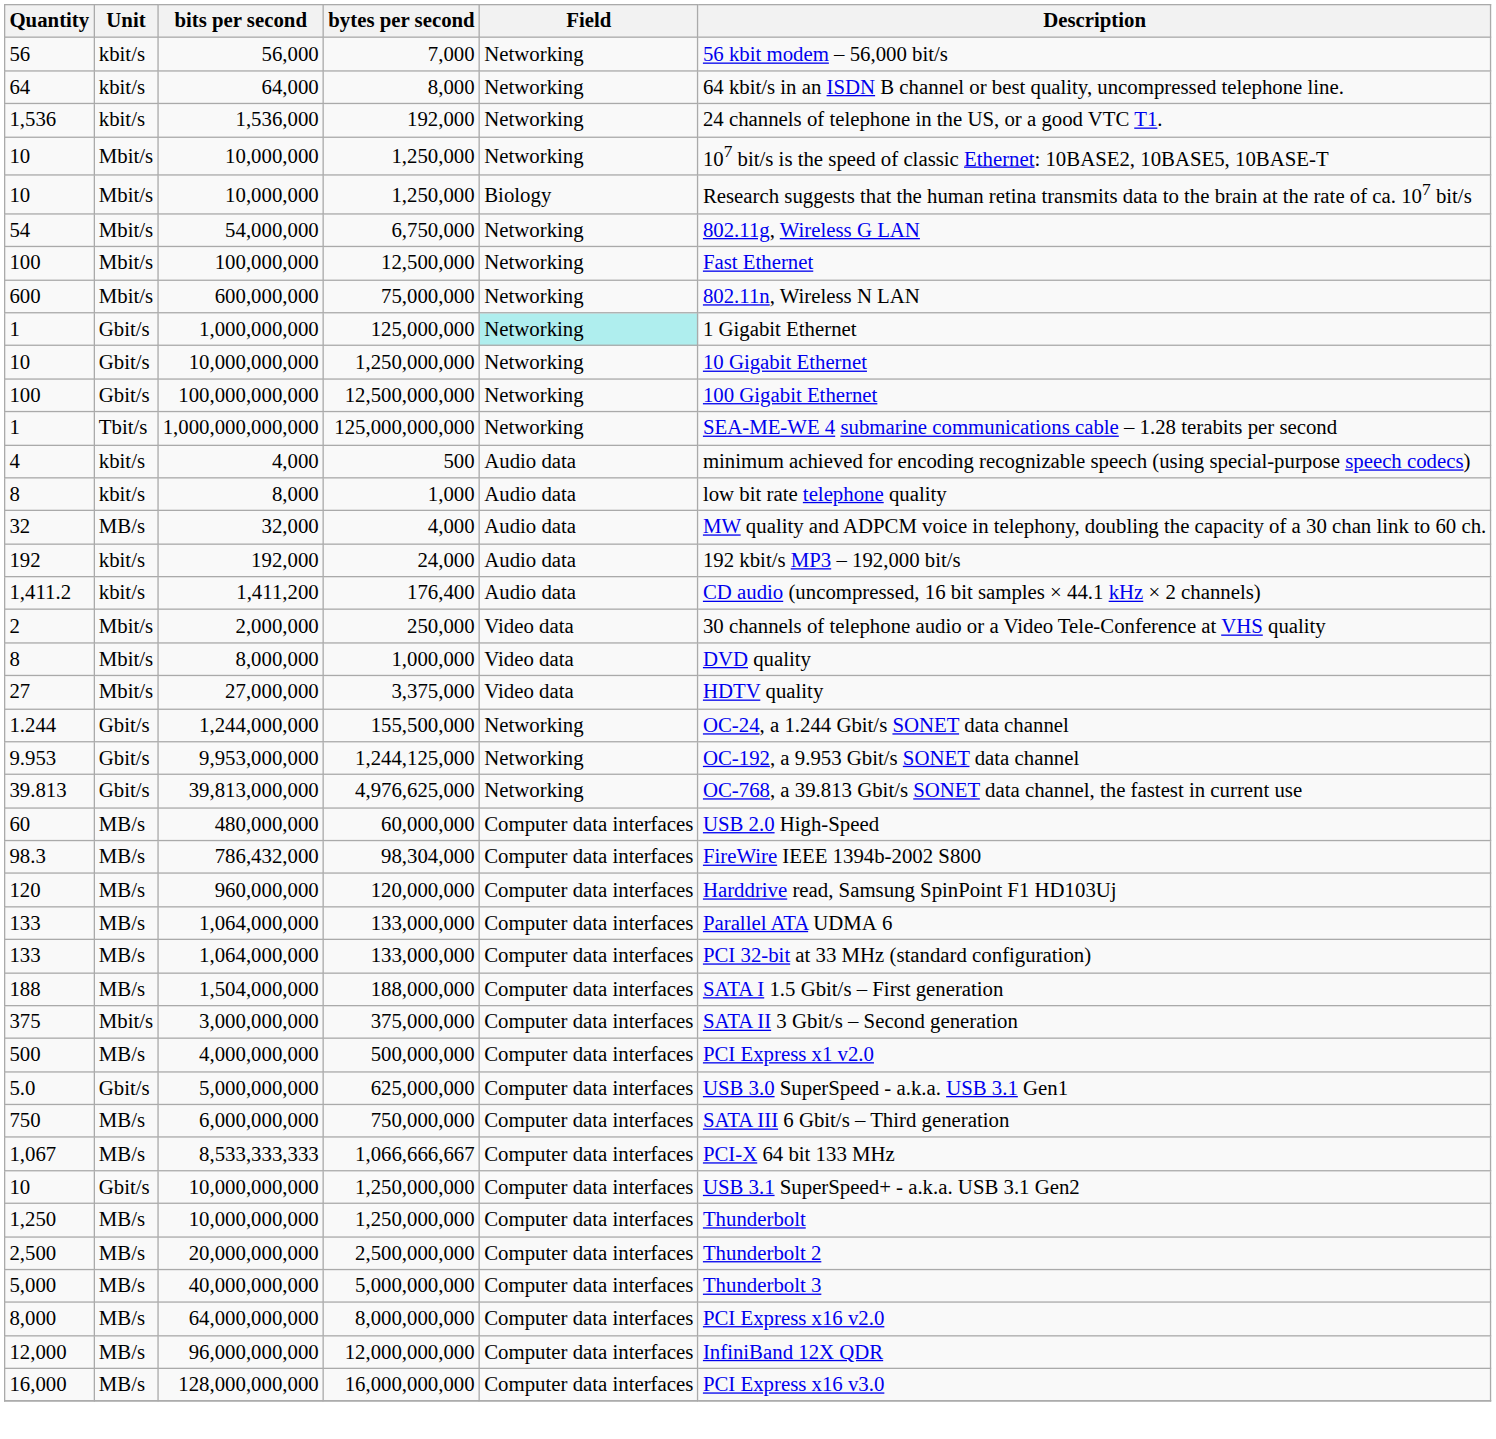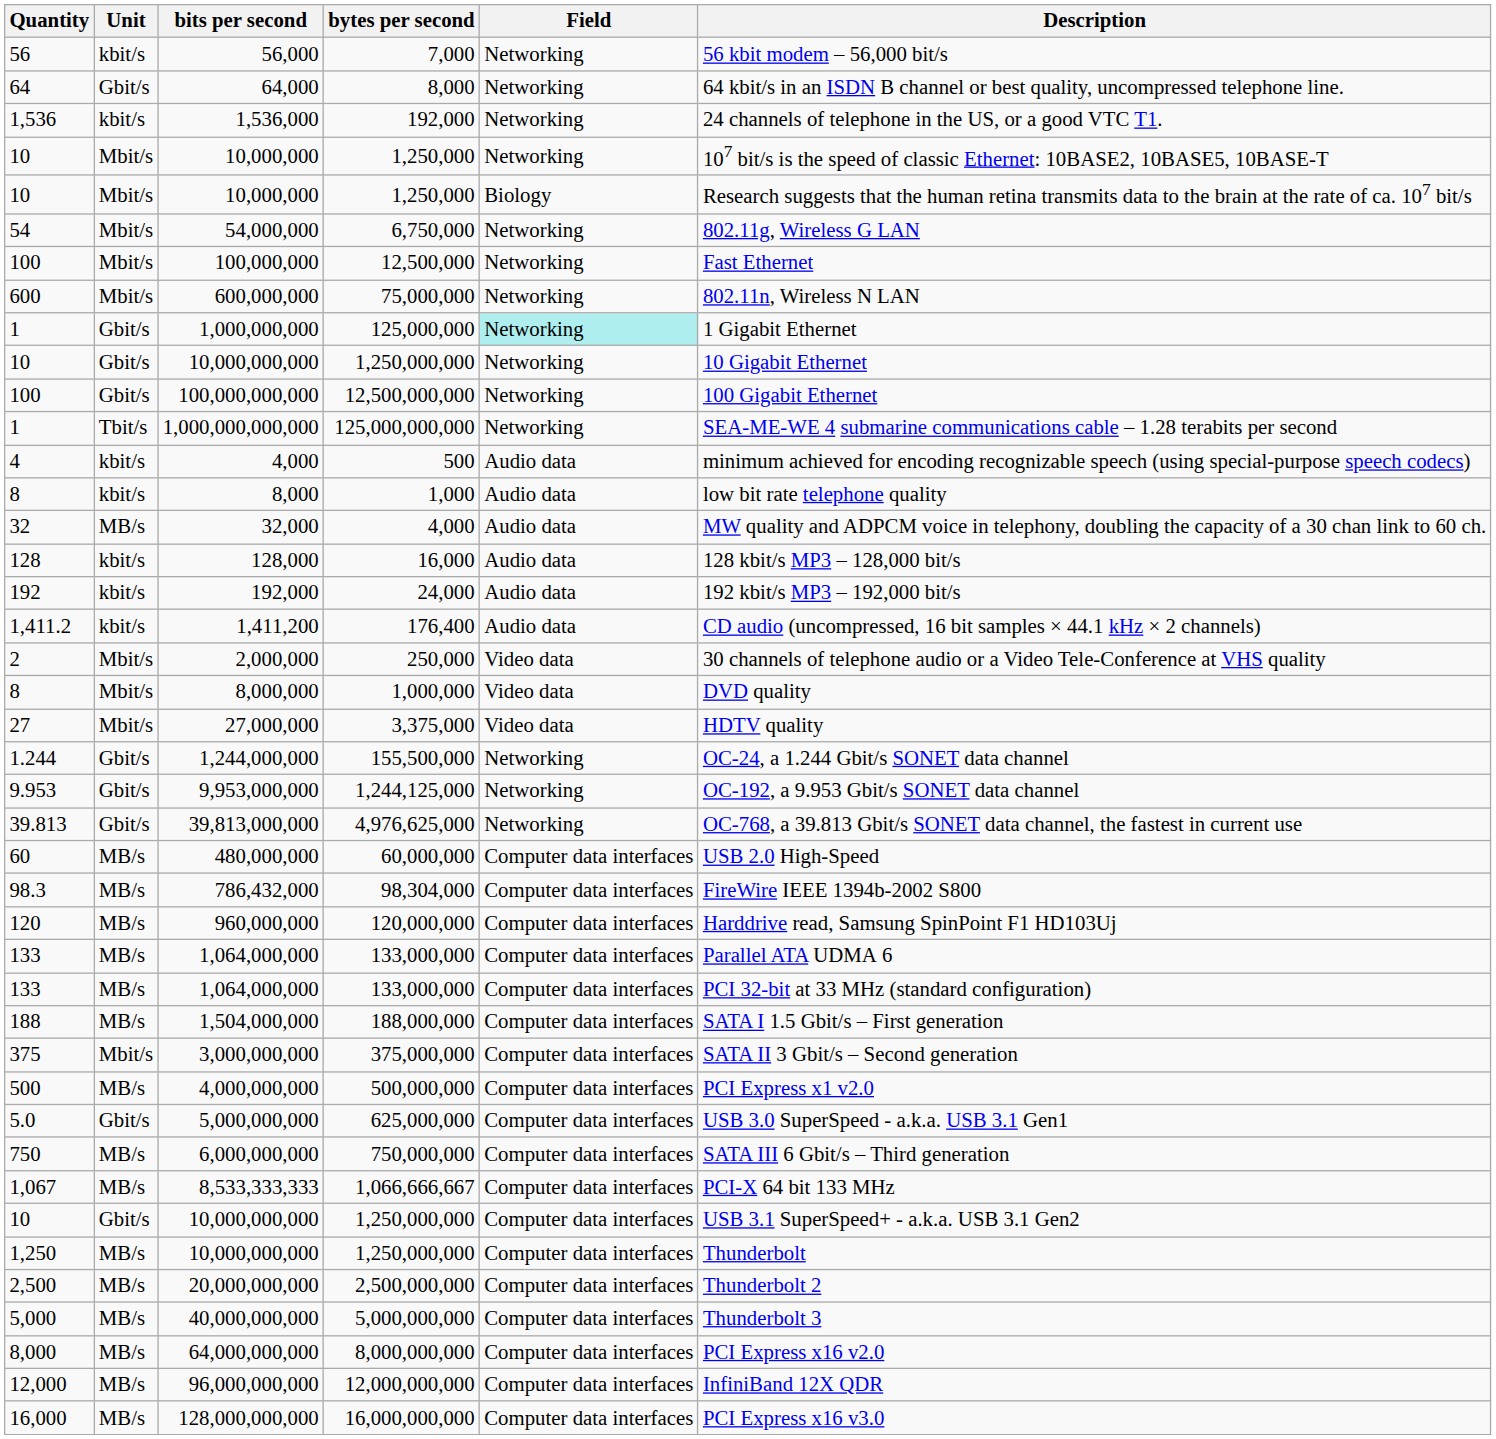(122, 86) kbit/s -> (124, 86) Gbit/s
+ row: (25, 560)
